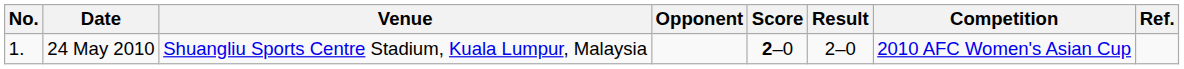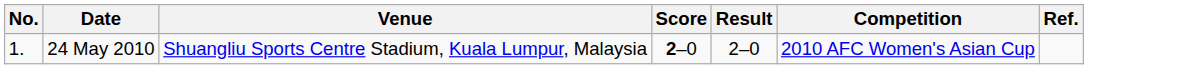- column: (699, 19)
